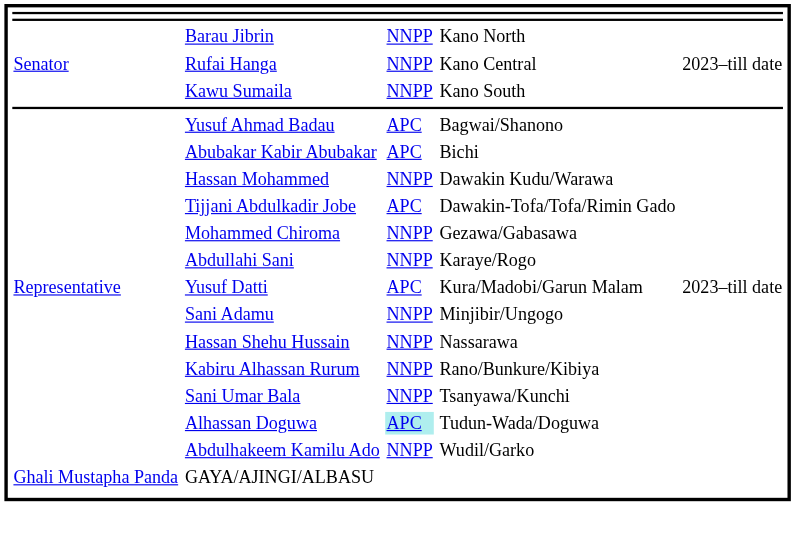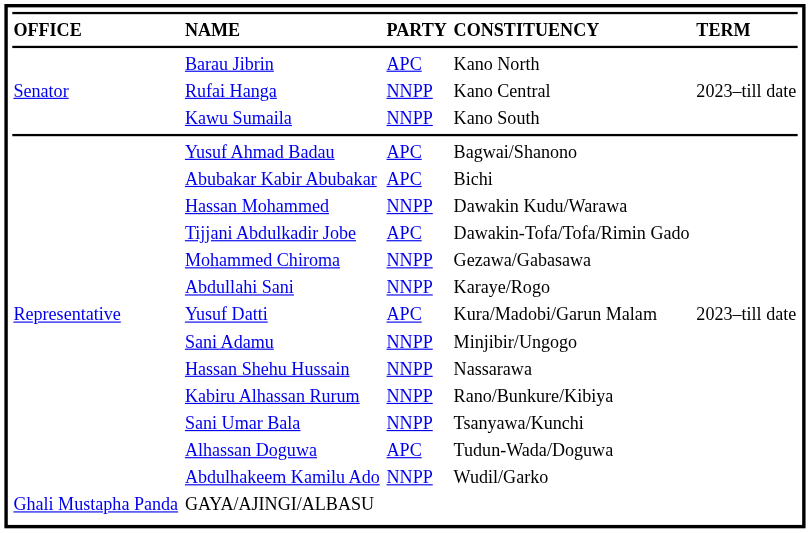+ row: (213, 29)
(410, 36) NNPP -> (404, 63) APC
(404, 423) paleturquoise background -> (404, 450) no background
